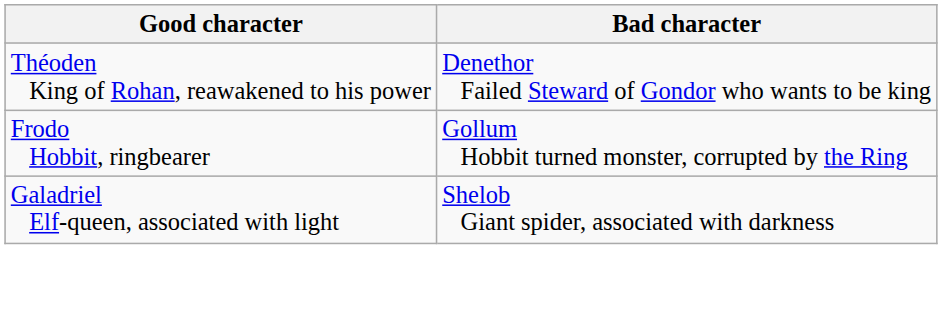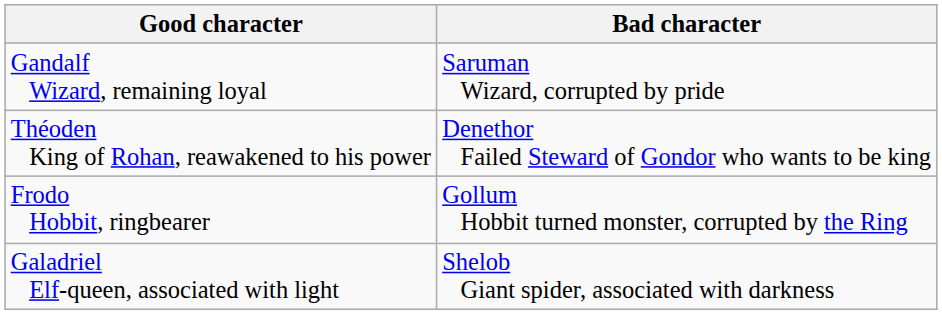+ row: (139, 76)
